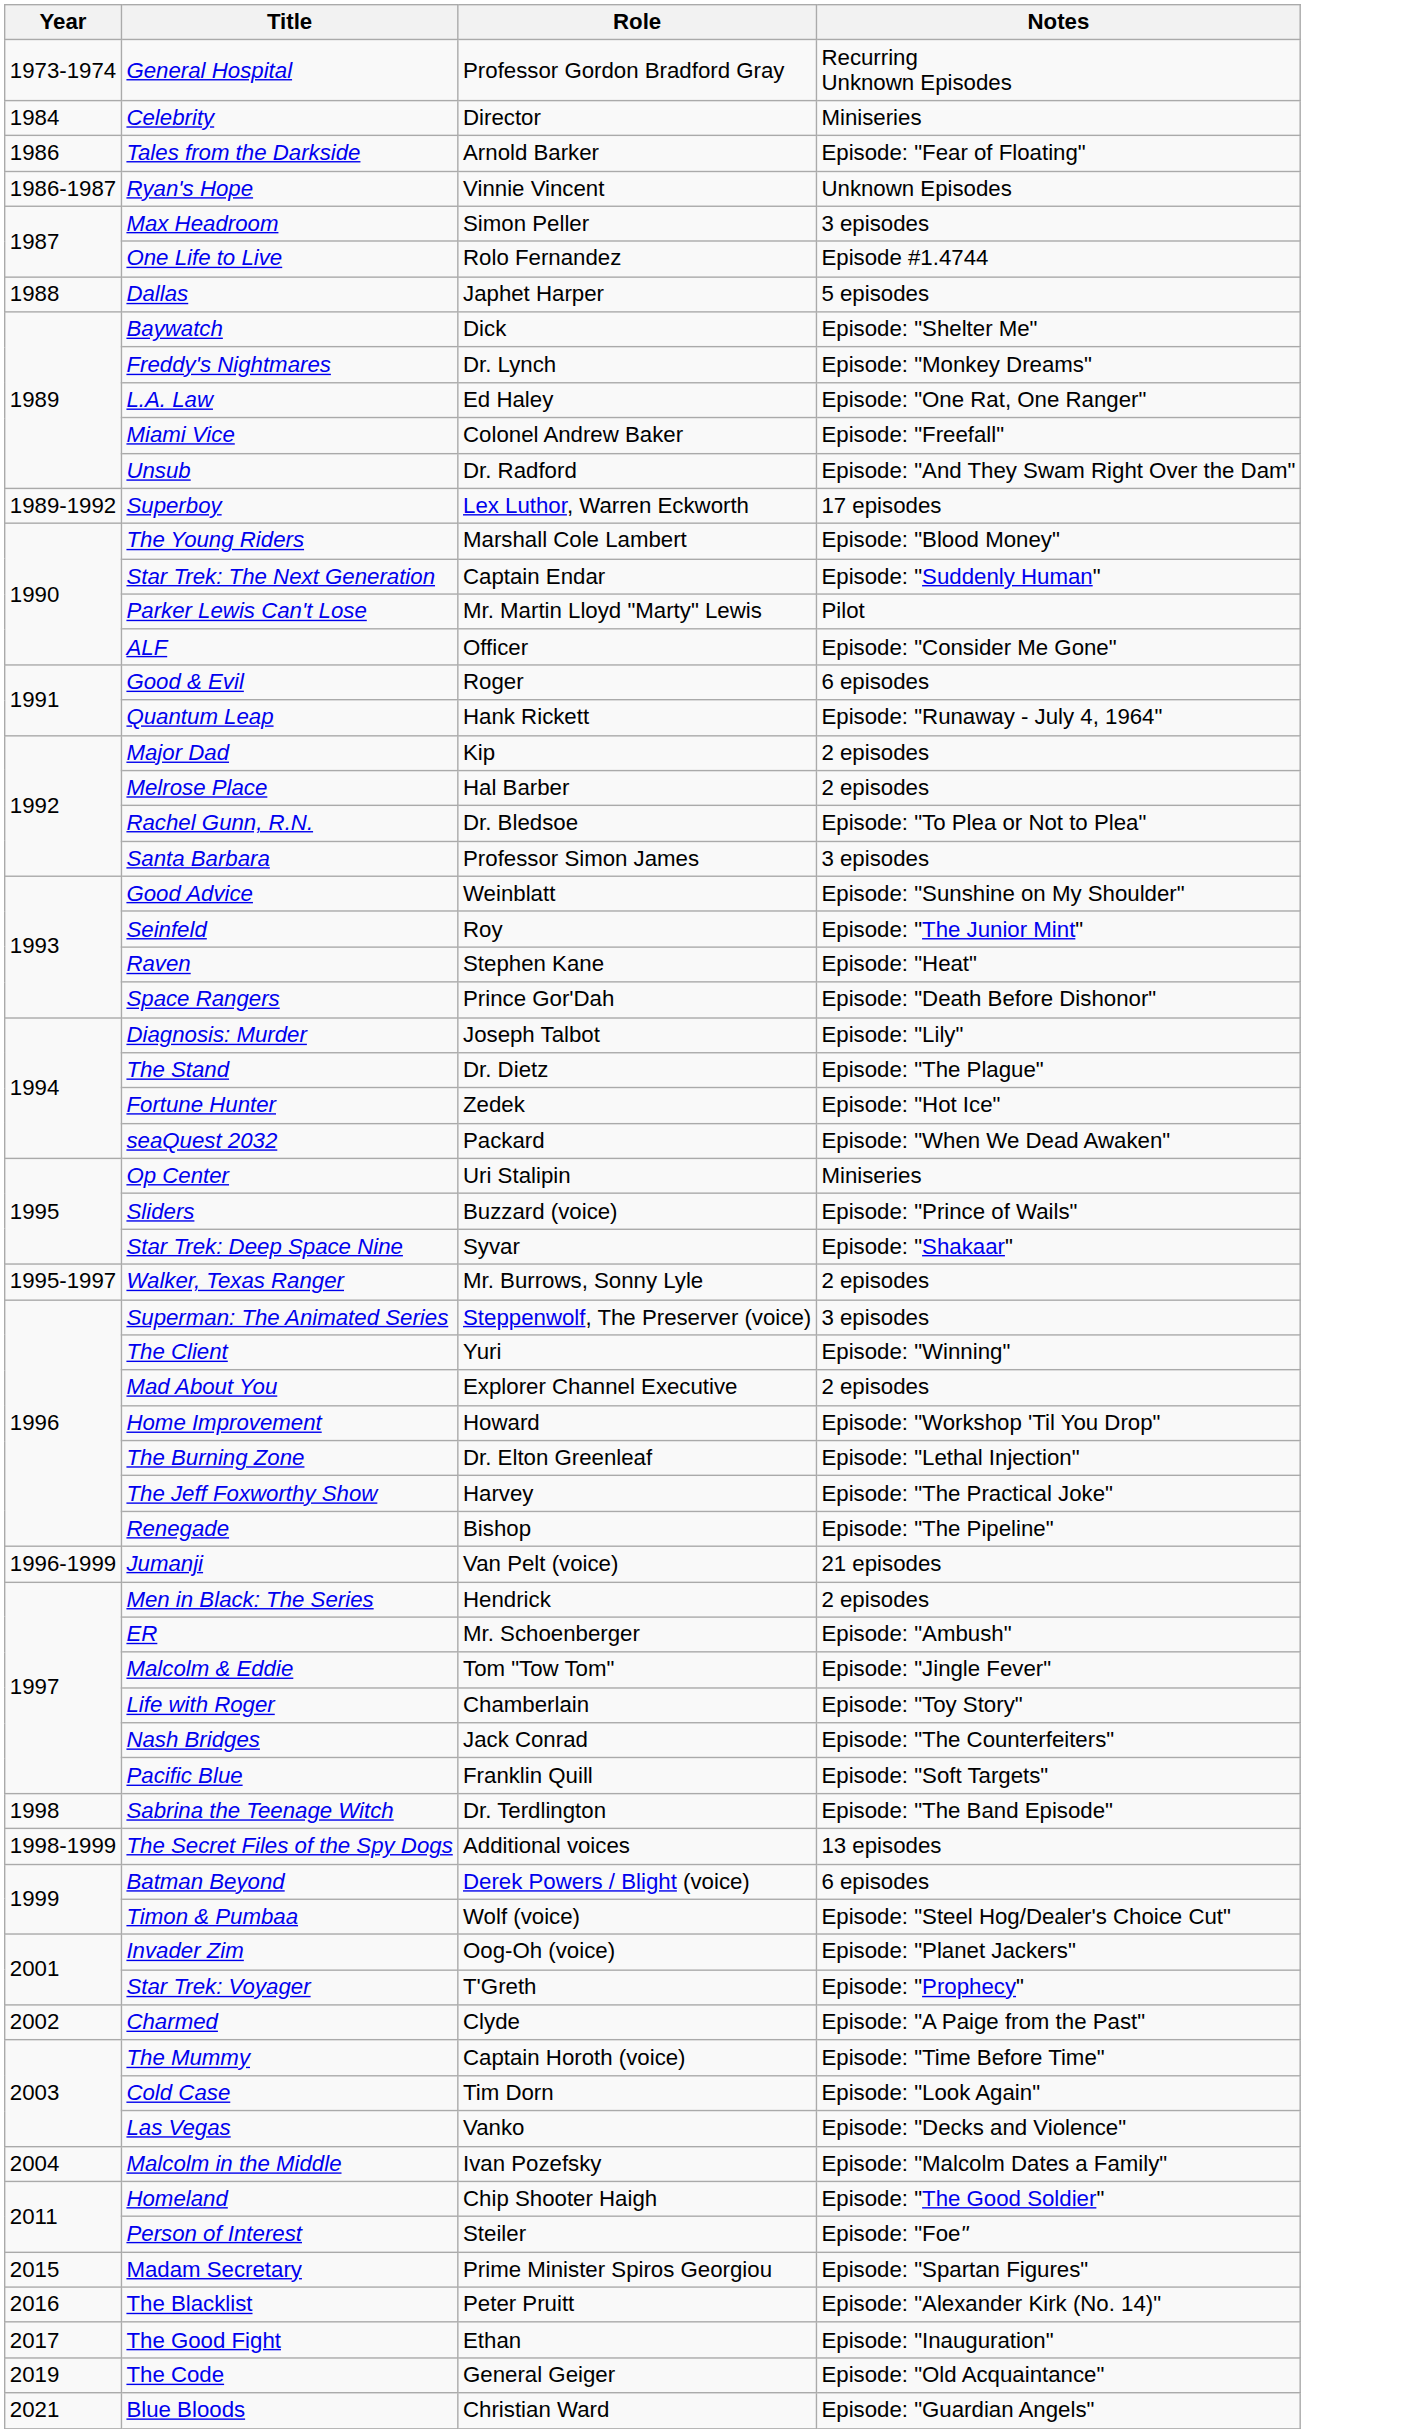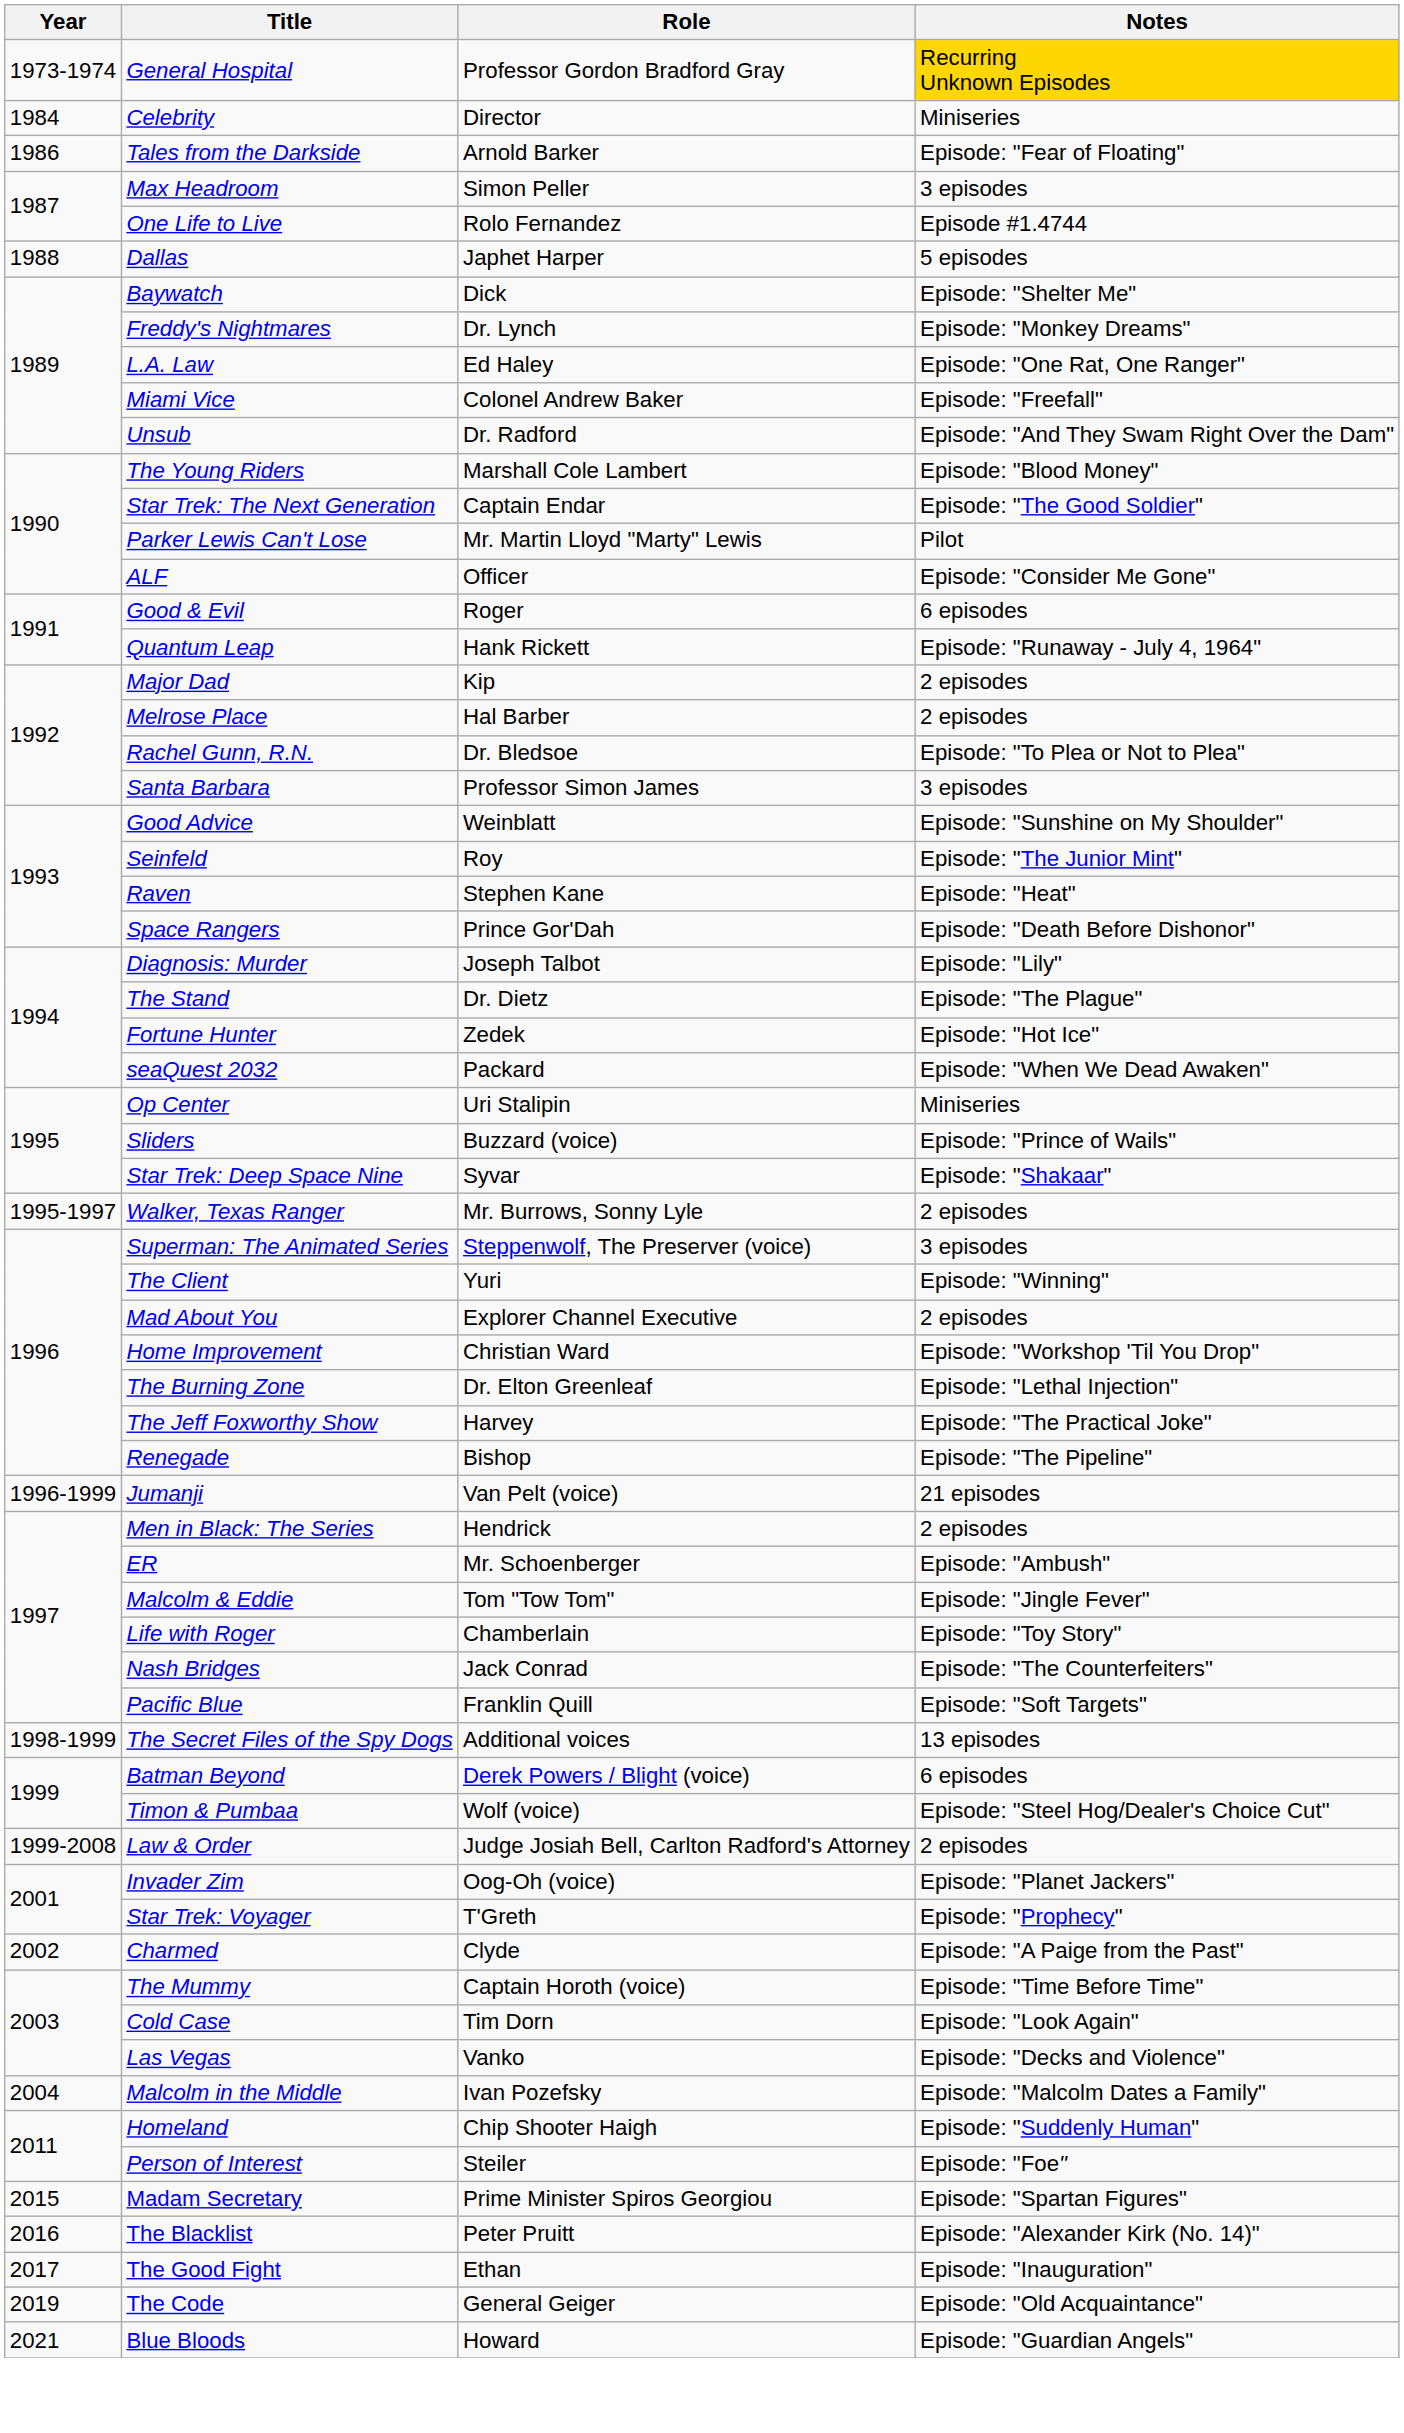(917, 69) no background -> (1015, 69) gold background
- row: (190, 188)
- row: (174, 505)
(961, 576) Episode: "Suddenly Human" -> (1062, 505) Episode: "The Good Soldier"
(501, 1422) Howard -> (536, 1352) Christian Ward
- row: (260, 1810)
+ row: (189, 1845)
(963, 2198) Episode: "The Good Soldier" -> (1060, 2128) Episode: "Suddenly Human"
(536, 2410) Christian Ward -> (501, 2339) Howard
